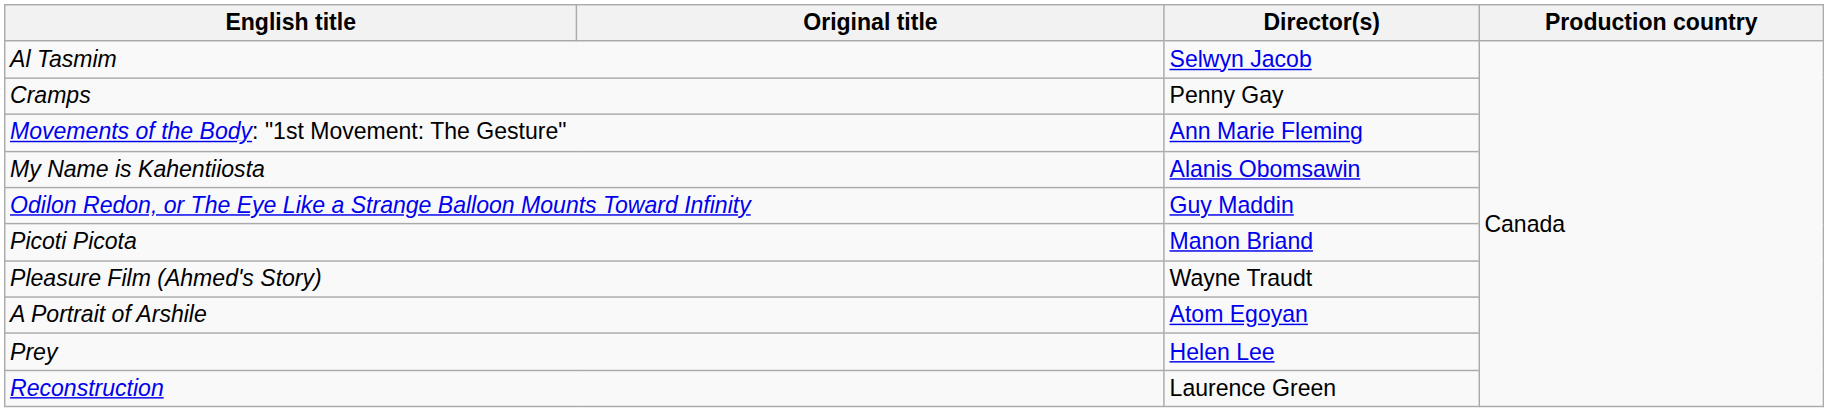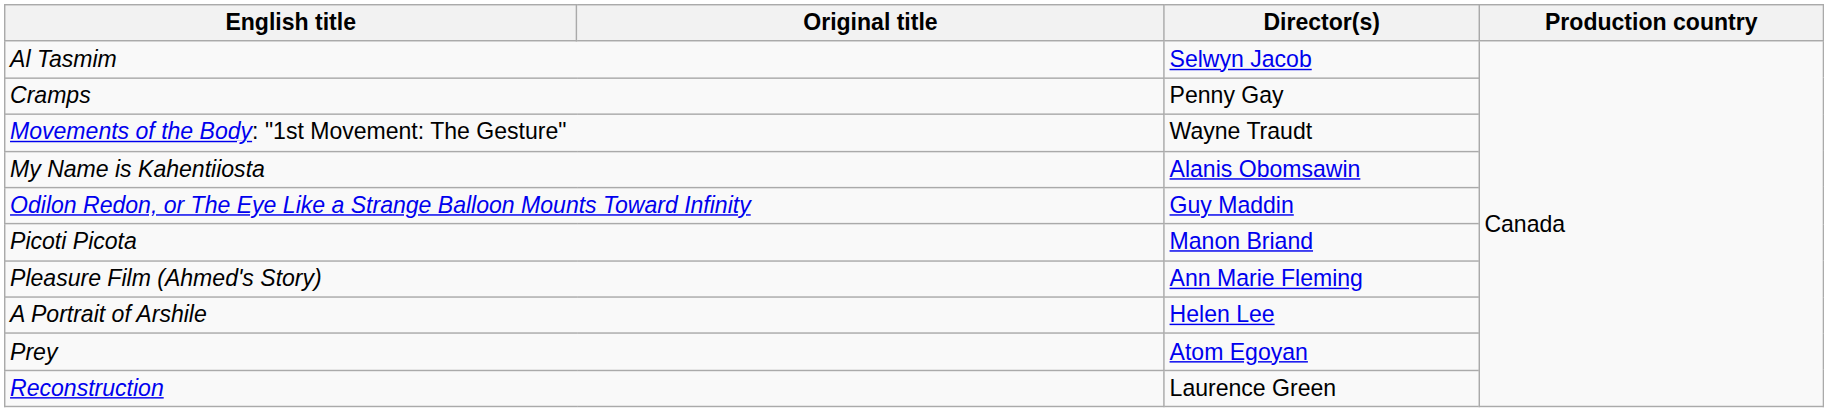(1266, 132) Ann Marie Fleming -> (1241, 132) Wayne Traudt
(1241, 278) Wayne Traudt -> (1266, 278) Ann Marie Fleming
(1239, 315) Atom Egoyan -> (1222, 315) Helen Lee
(1222, 351) Helen Lee -> (1239, 351) Atom Egoyan
